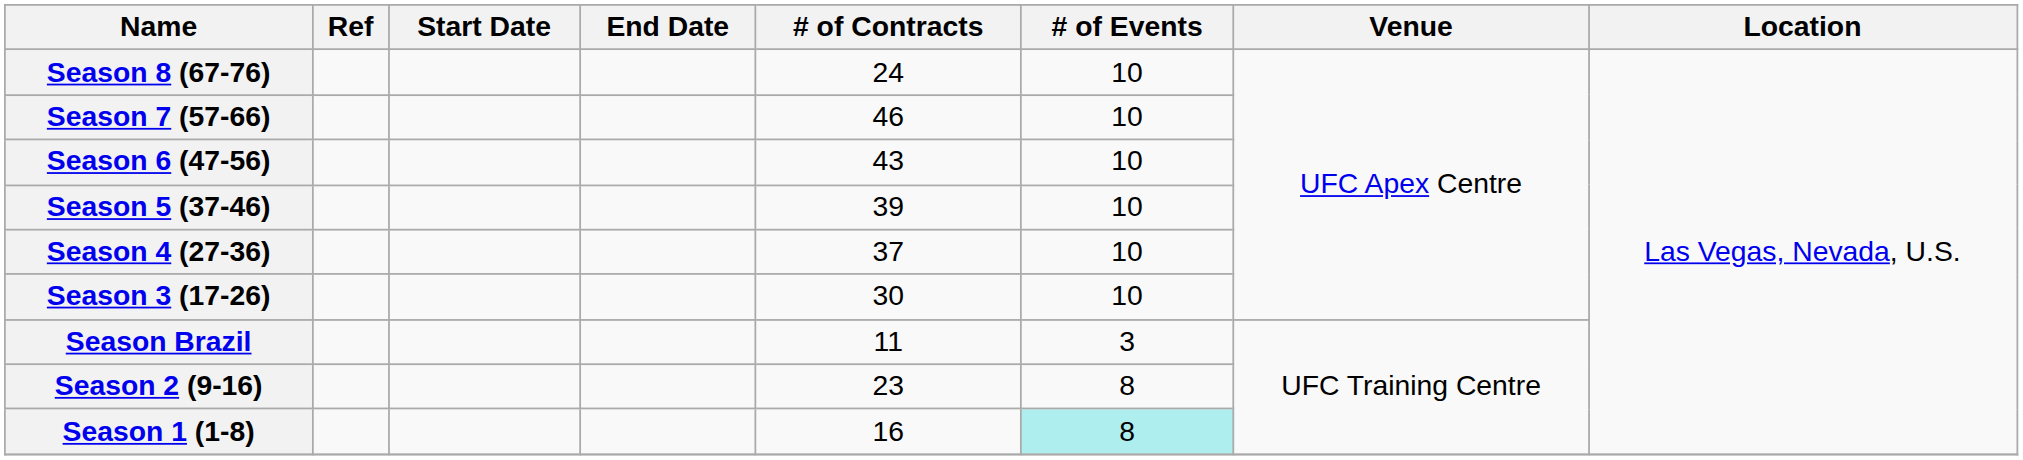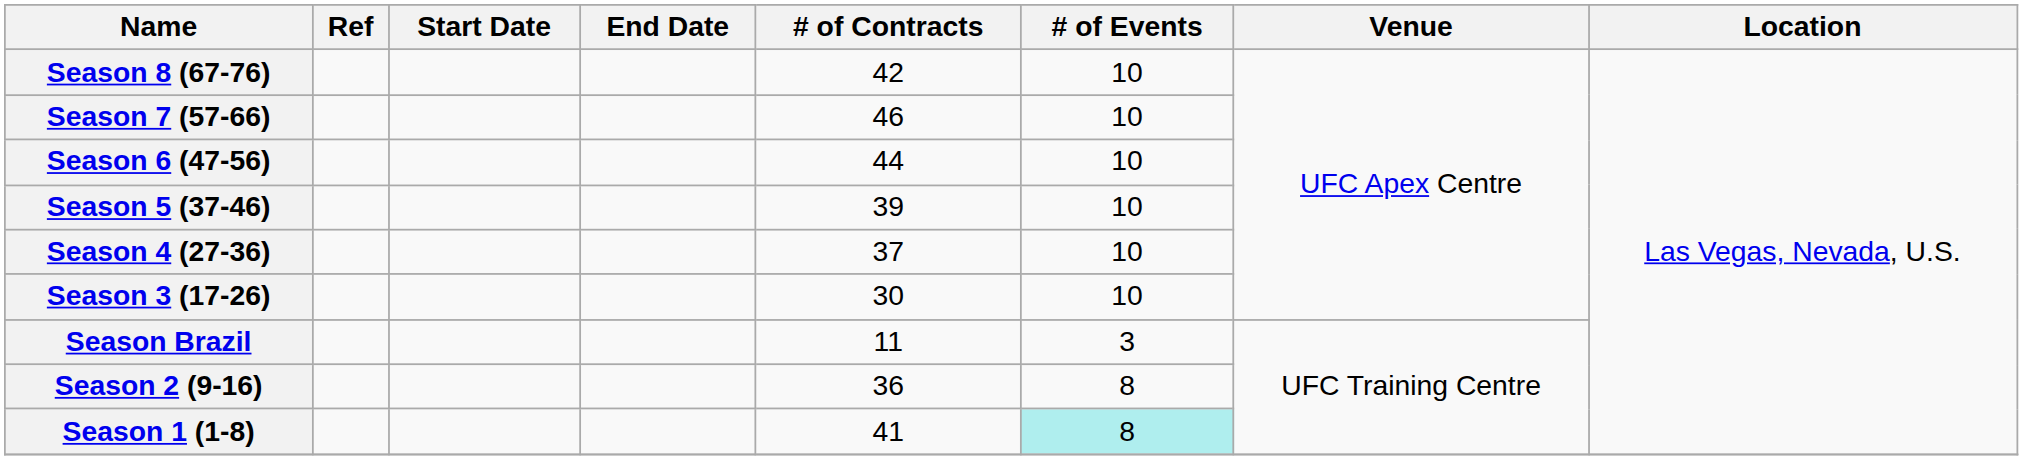(888, 71) 24 -> (888, 71) 42
(888, 161) 43 -> (888, 161) 44
(888, 386) 23 -> (888, 386) 36
(888, 431) 16 -> (888, 431) 41
